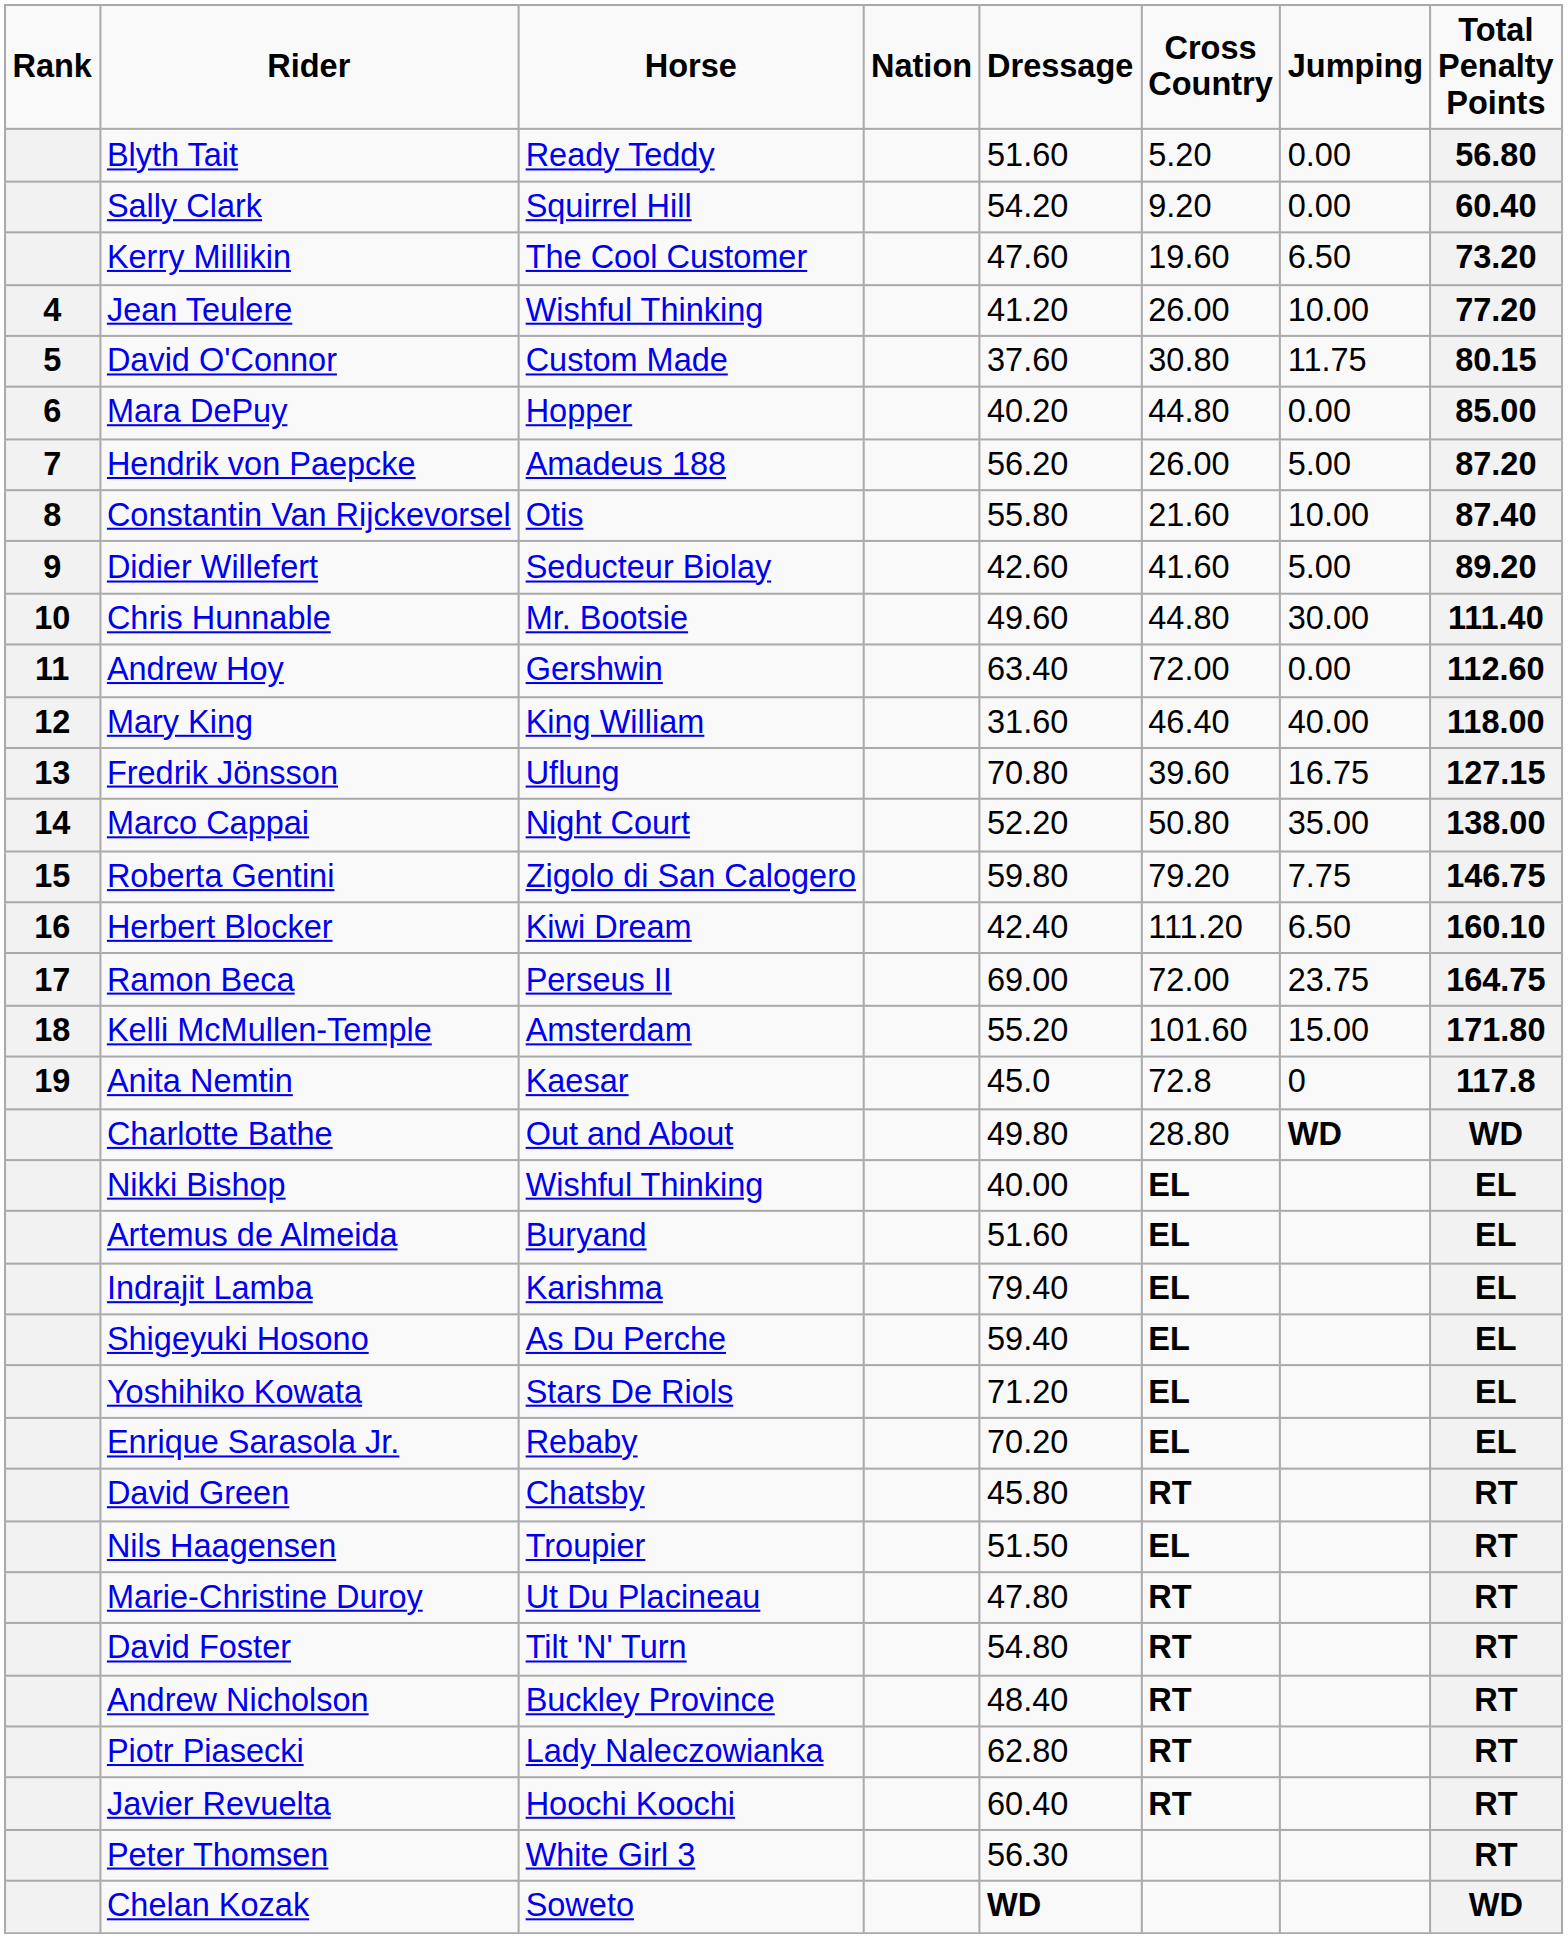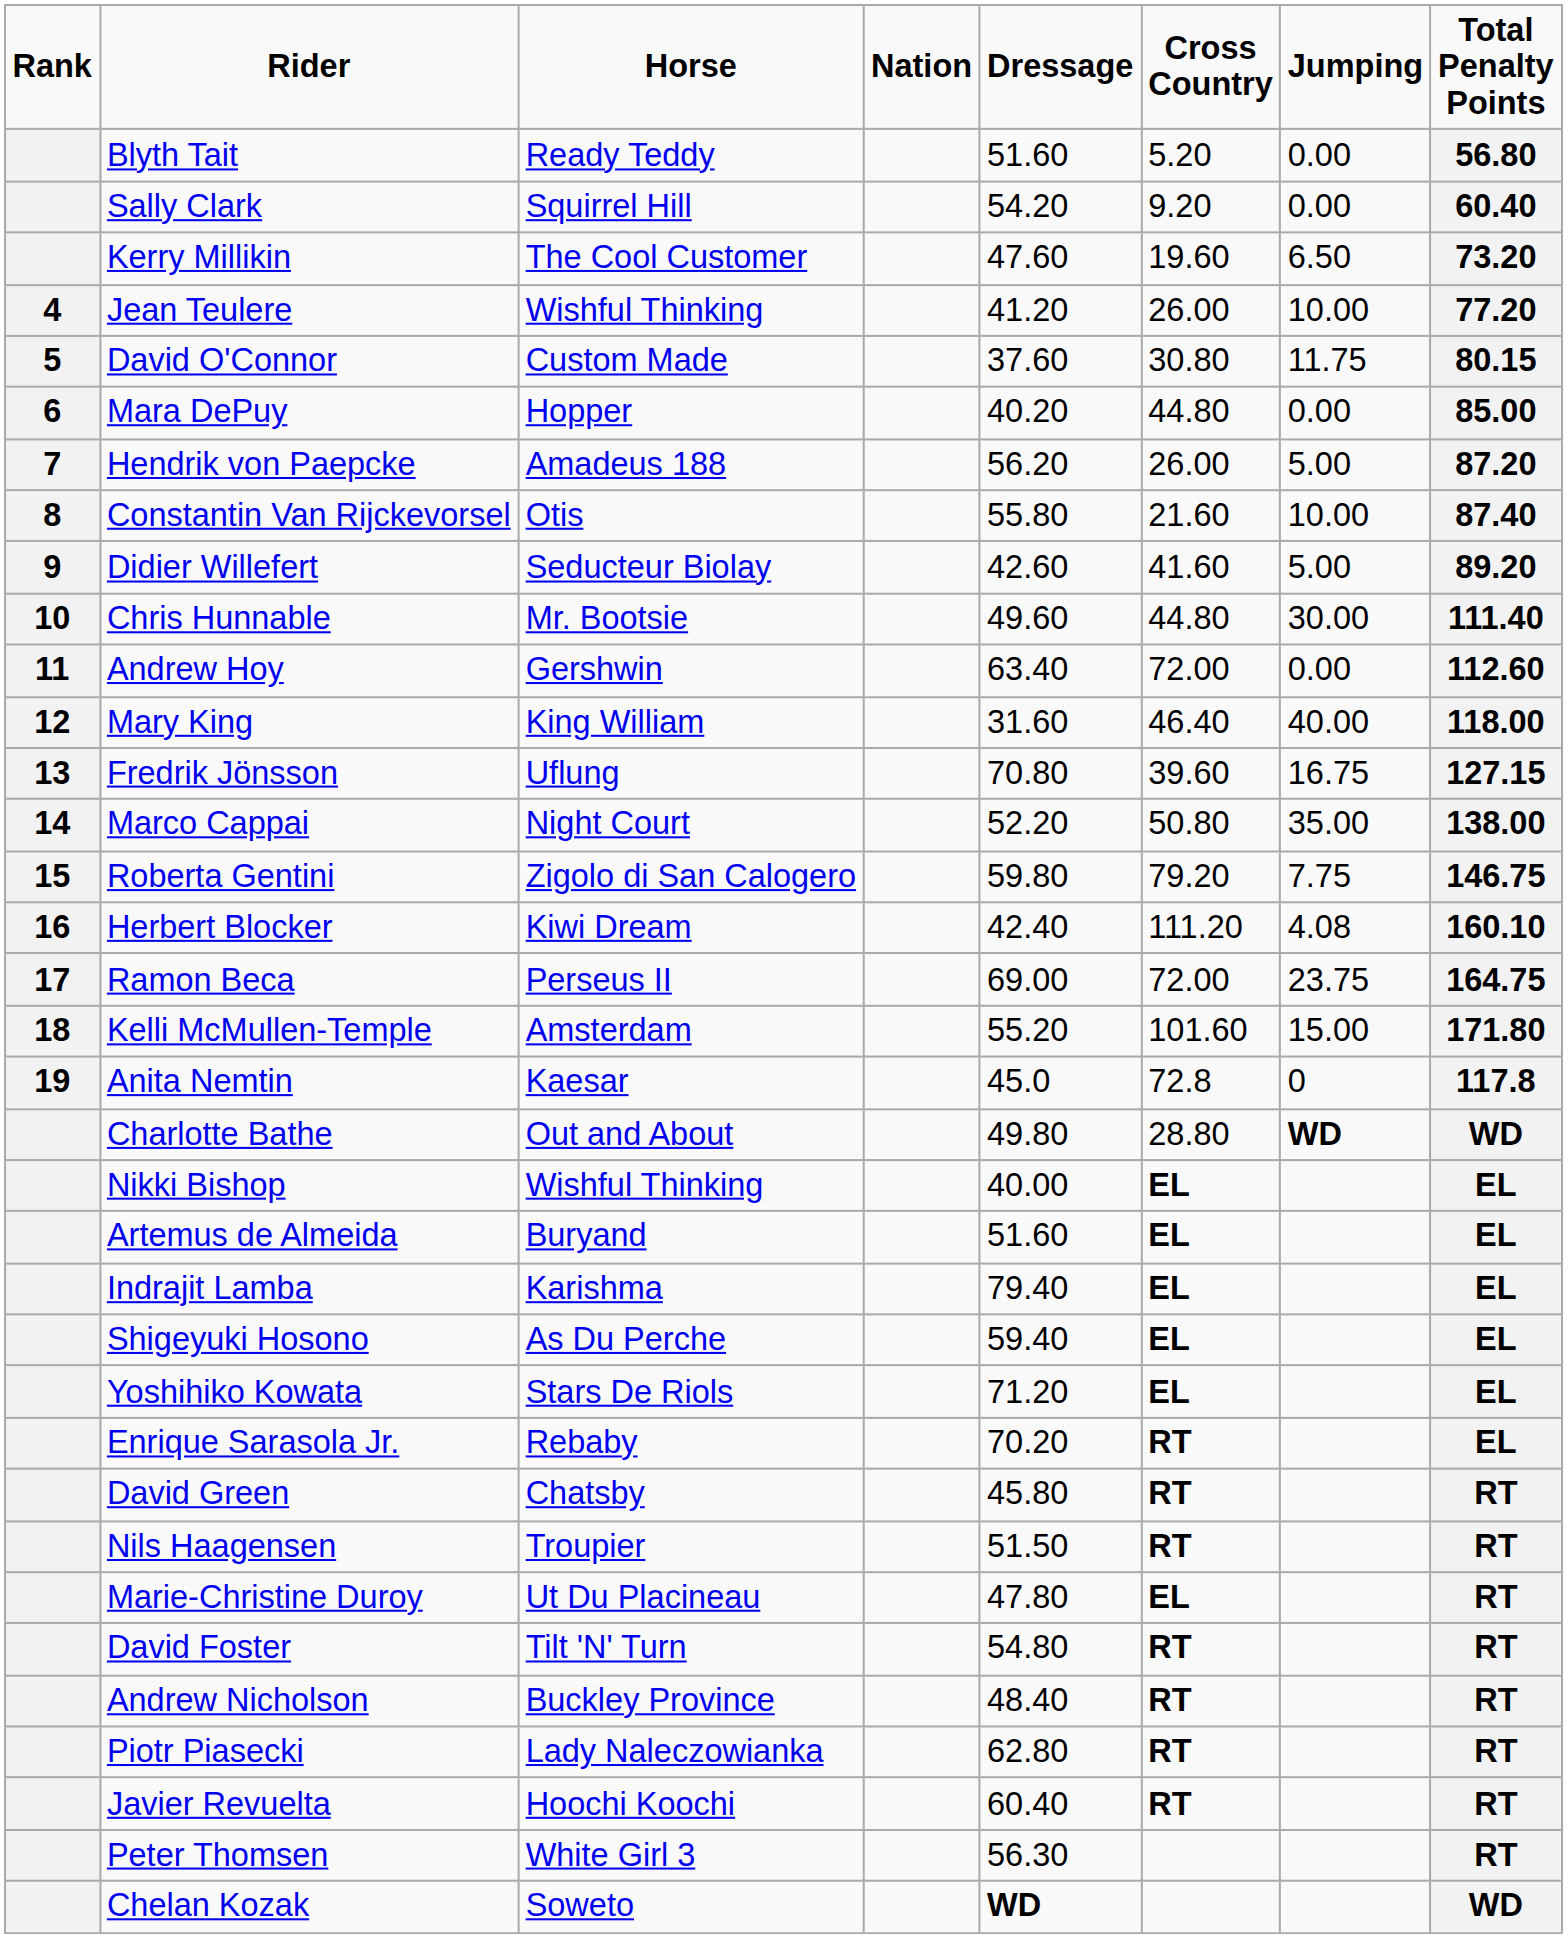(1319, 927) 6.50 -> (1319, 927) 4.08
(1169, 1442) EL -> (1170, 1442) RT
(1169, 1545) EL -> (1170, 1545) RT
(1170, 1597) RT -> (1169, 1597) EL
